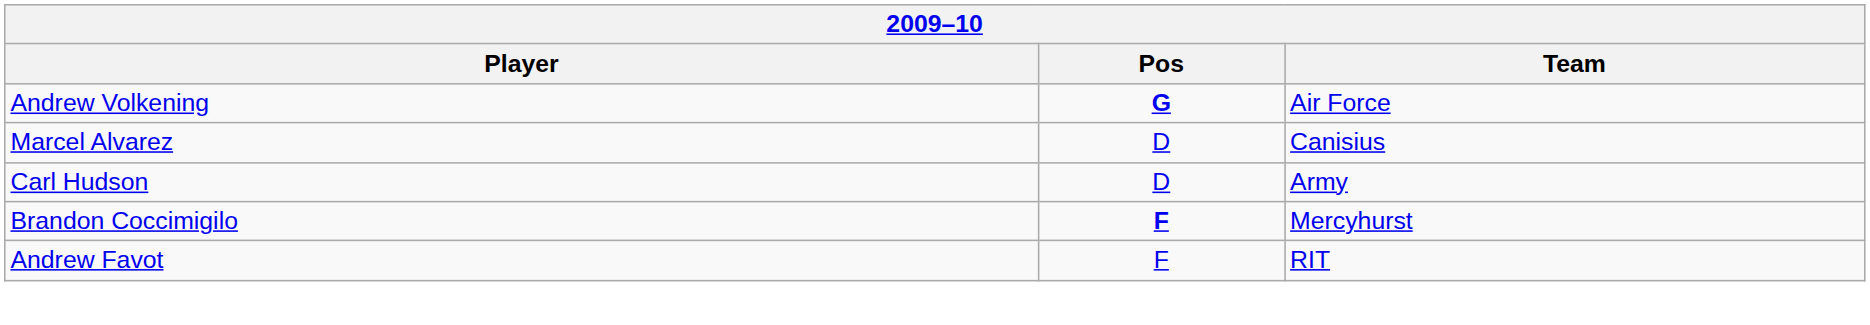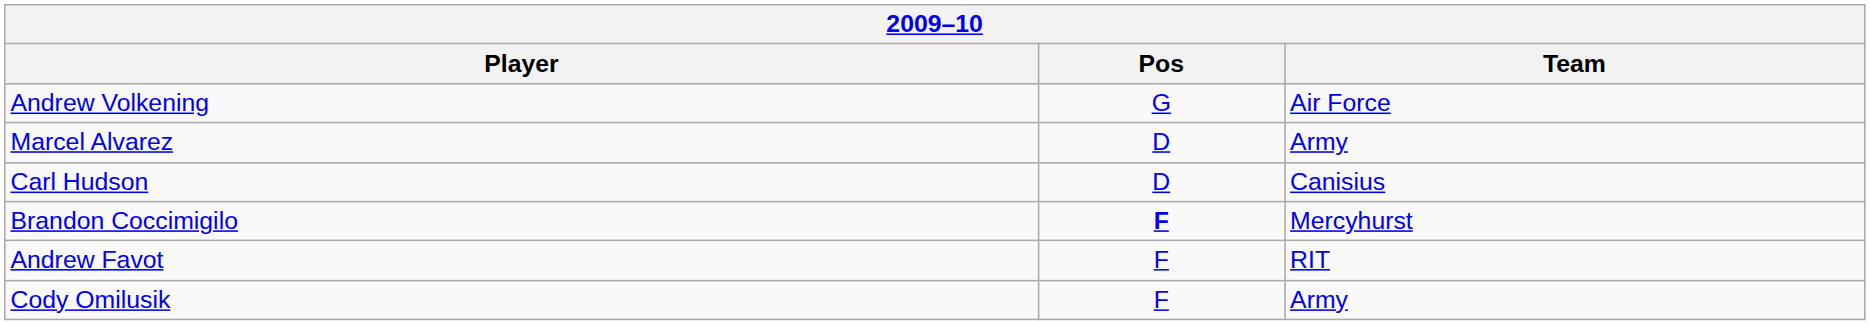(1161, 102) bold -> (1161, 102) normal
(1338, 142) Canisius -> (1319, 142) Army
(1319, 181) Army -> (1338, 181) Canisius
+ row: (90, 299)
